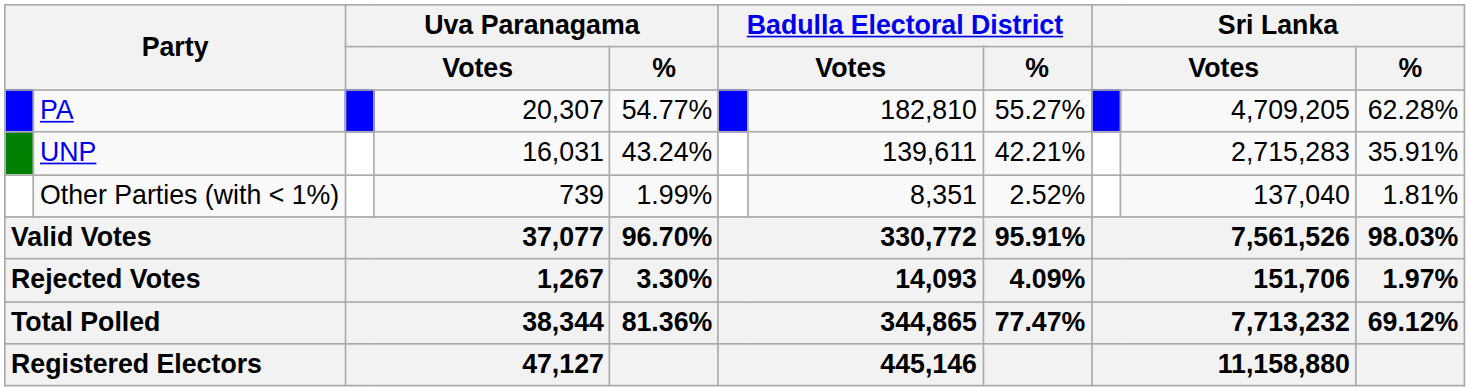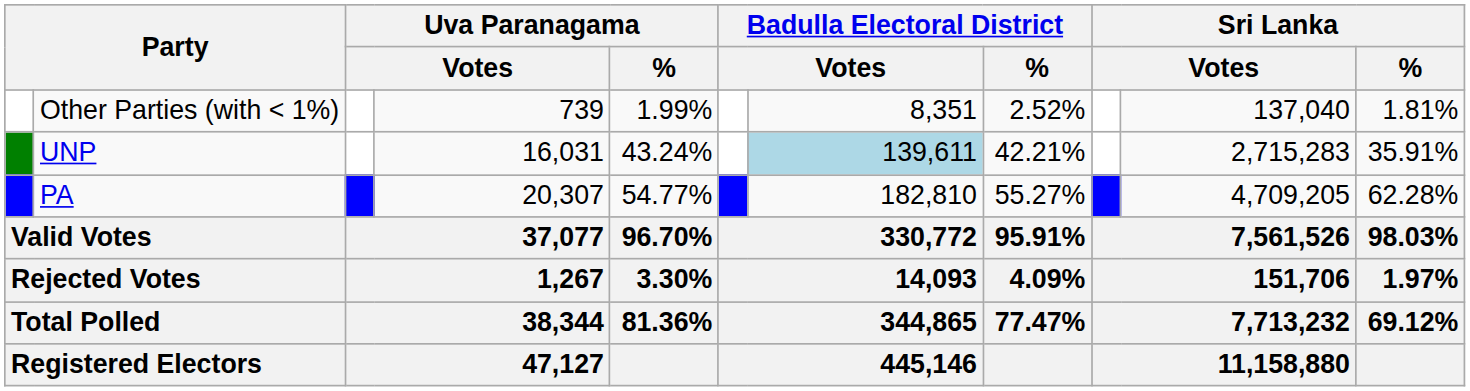rows swapped: (57, 110) <-> (190, 195)
(930, 152) no background -> (930, 152) lightblue background
